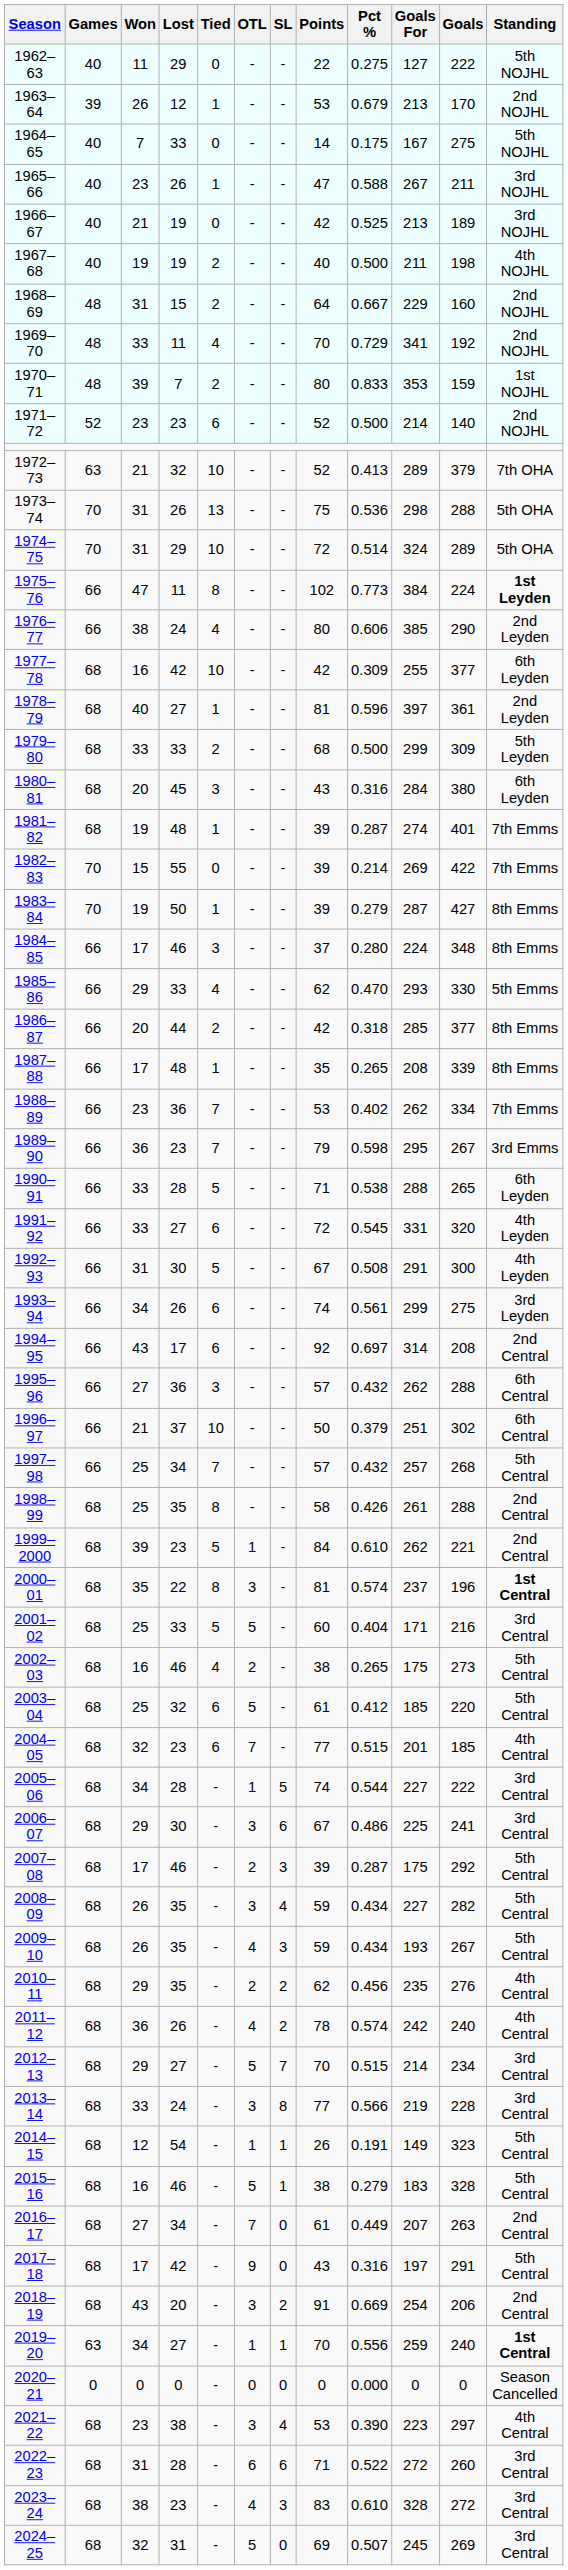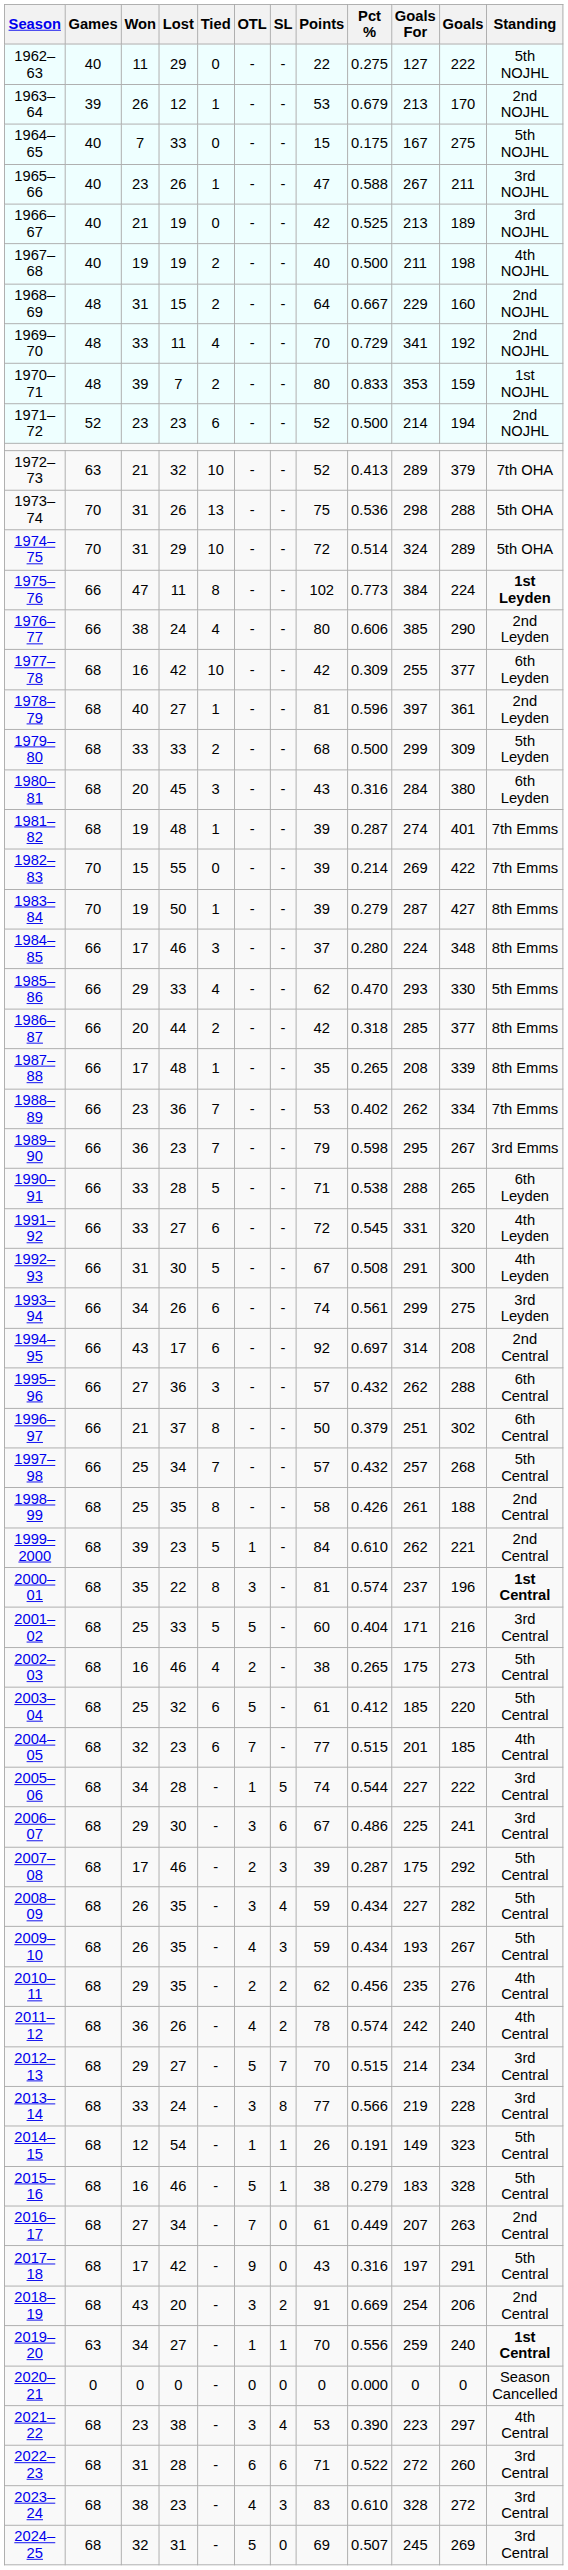(322, 144) 14 -> (322, 144) 15
(463, 423) 140 -> (463, 423) 194
(216, 1427) 10 -> (216, 1427) 8
(463, 1507) 288 -> (463, 1507) 188
